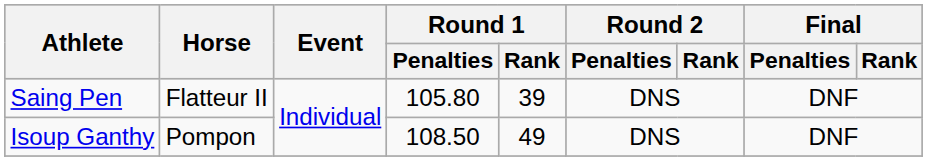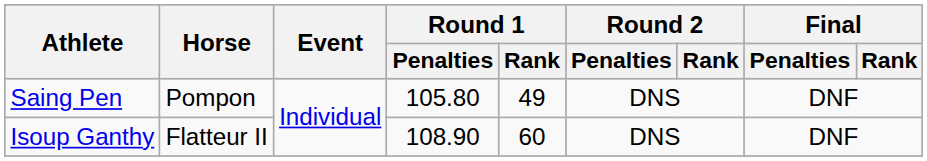(217, 99) Flatteur II -> (211, 99) Pompon
(532, 99) 39 -> (532, 99) 49
(211, 137) Pompon -> (217, 137) Flatteur II
(443, 137) 108.50 -> (443, 137) 108.90
(532, 137) 49 -> (532, 137) 60
